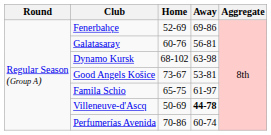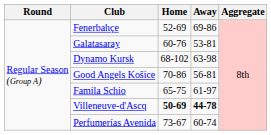(205, 43) 56-81 -> (205, 43) 53-81
(175, 75) 73-67 -> (175, 75) 70-86
(205, 75) 53-81 -> (205, 75) 56-81
(175, 106) normal -> (175, 106) bold
(175, 122) 70-86 -> (175, 122) 73-67
